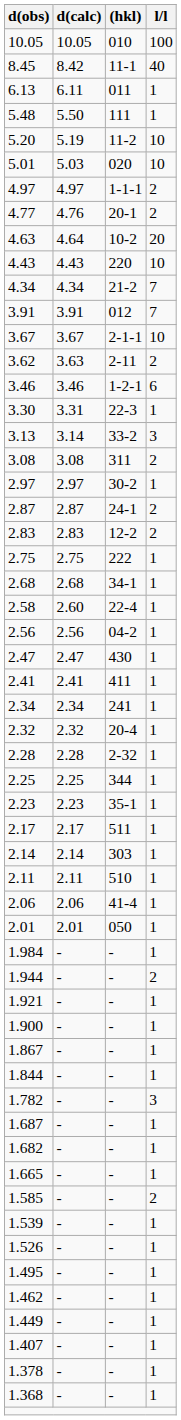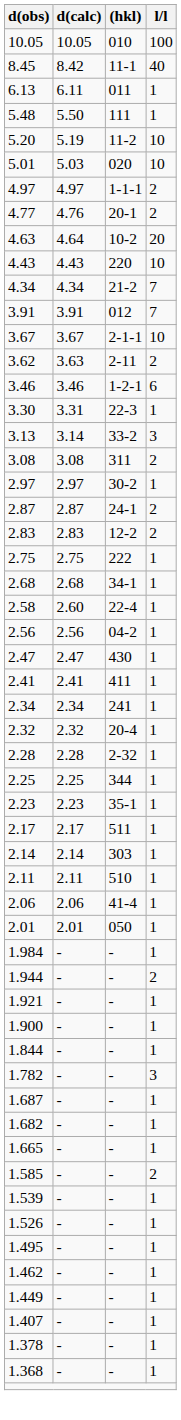- row: (26, 1050)
